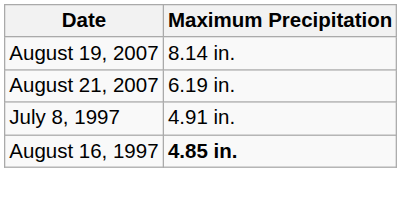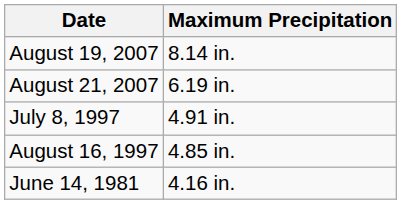(203, 150) bold -> (202, 150) normal
+ row: (74, 183)
